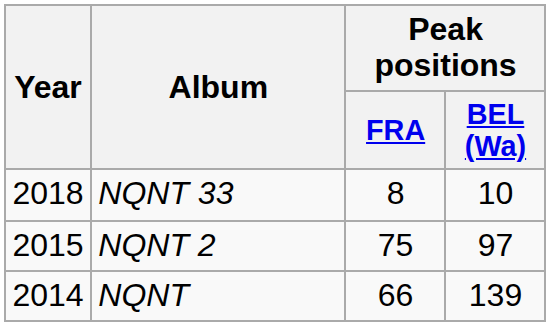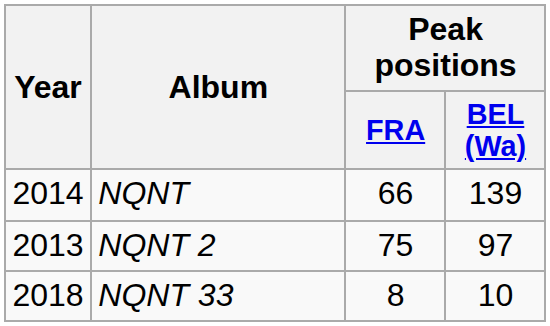rows swapped: (144, 295) <-> (166, 194)
(48, 244) 2015 -> (48, 244) 2013
